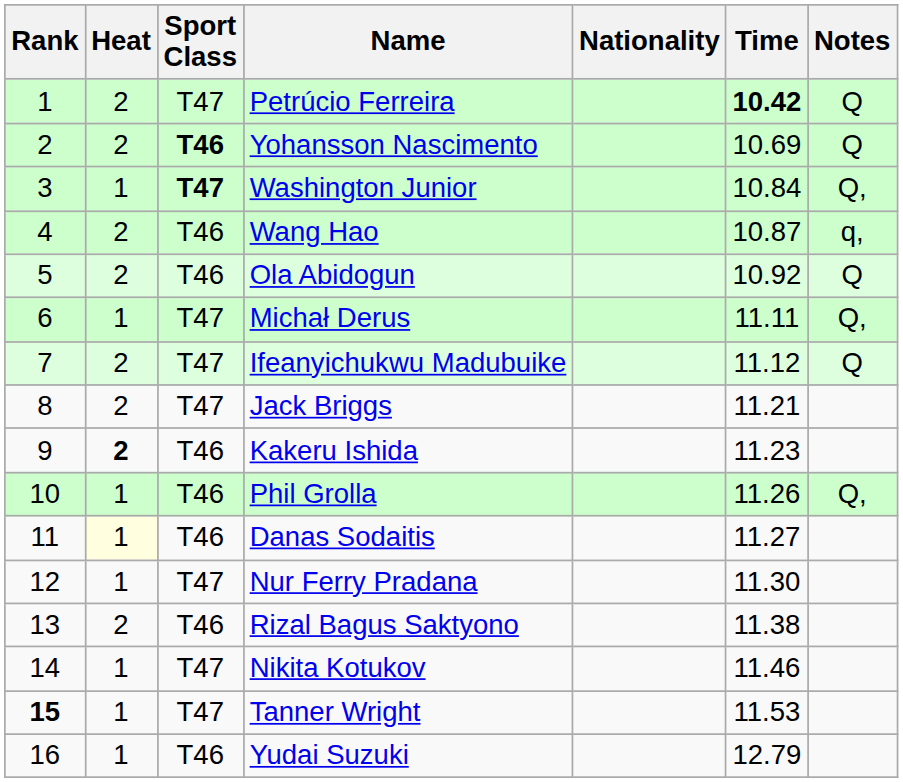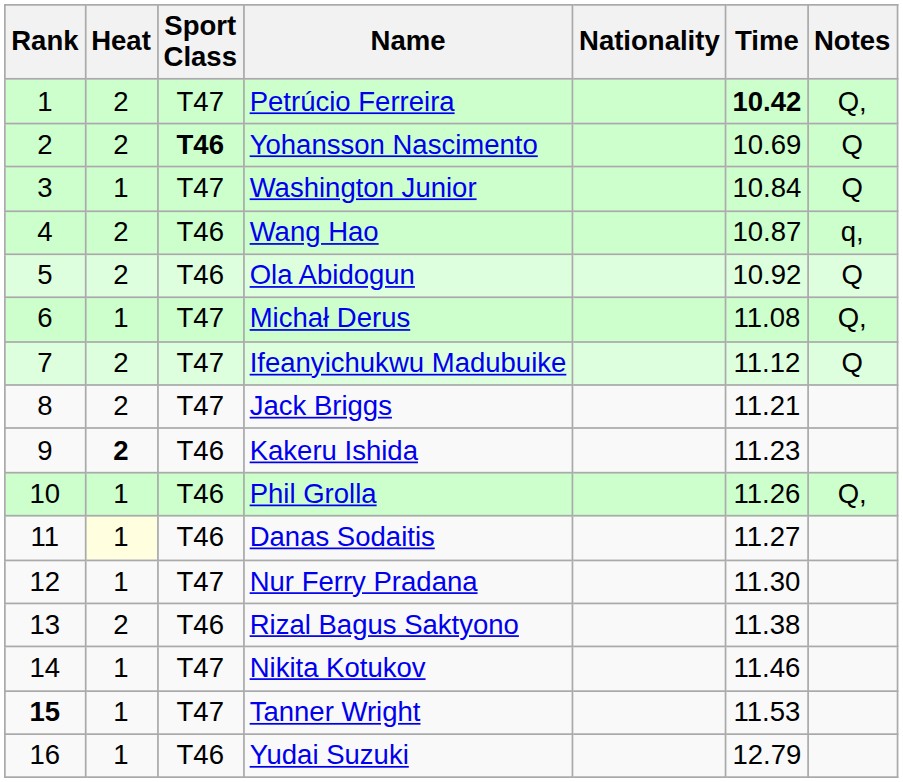(852, 100) Q -> (852, 100) Q,
(200, 188) bold -> (200, 188) normal
(852, 188) Q, -> (852, 188) Q
(767, 319) 11.11 -> (767, 319) 11.08
